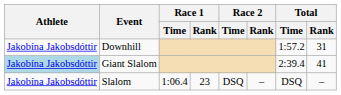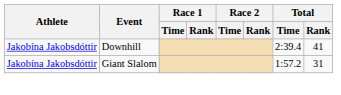(292, 47) 1:57.2 -> (288, 47) 2:39.4
(322, 47) 31 -> (318, 47) 41
(52, 64) lightblue background -> (52, 64) no background
(292, 64) 2:39.4 -> (288, 64) 1:57.2
(322, 64) 41 -> (318, 64) 31
- row: (116, 81)
